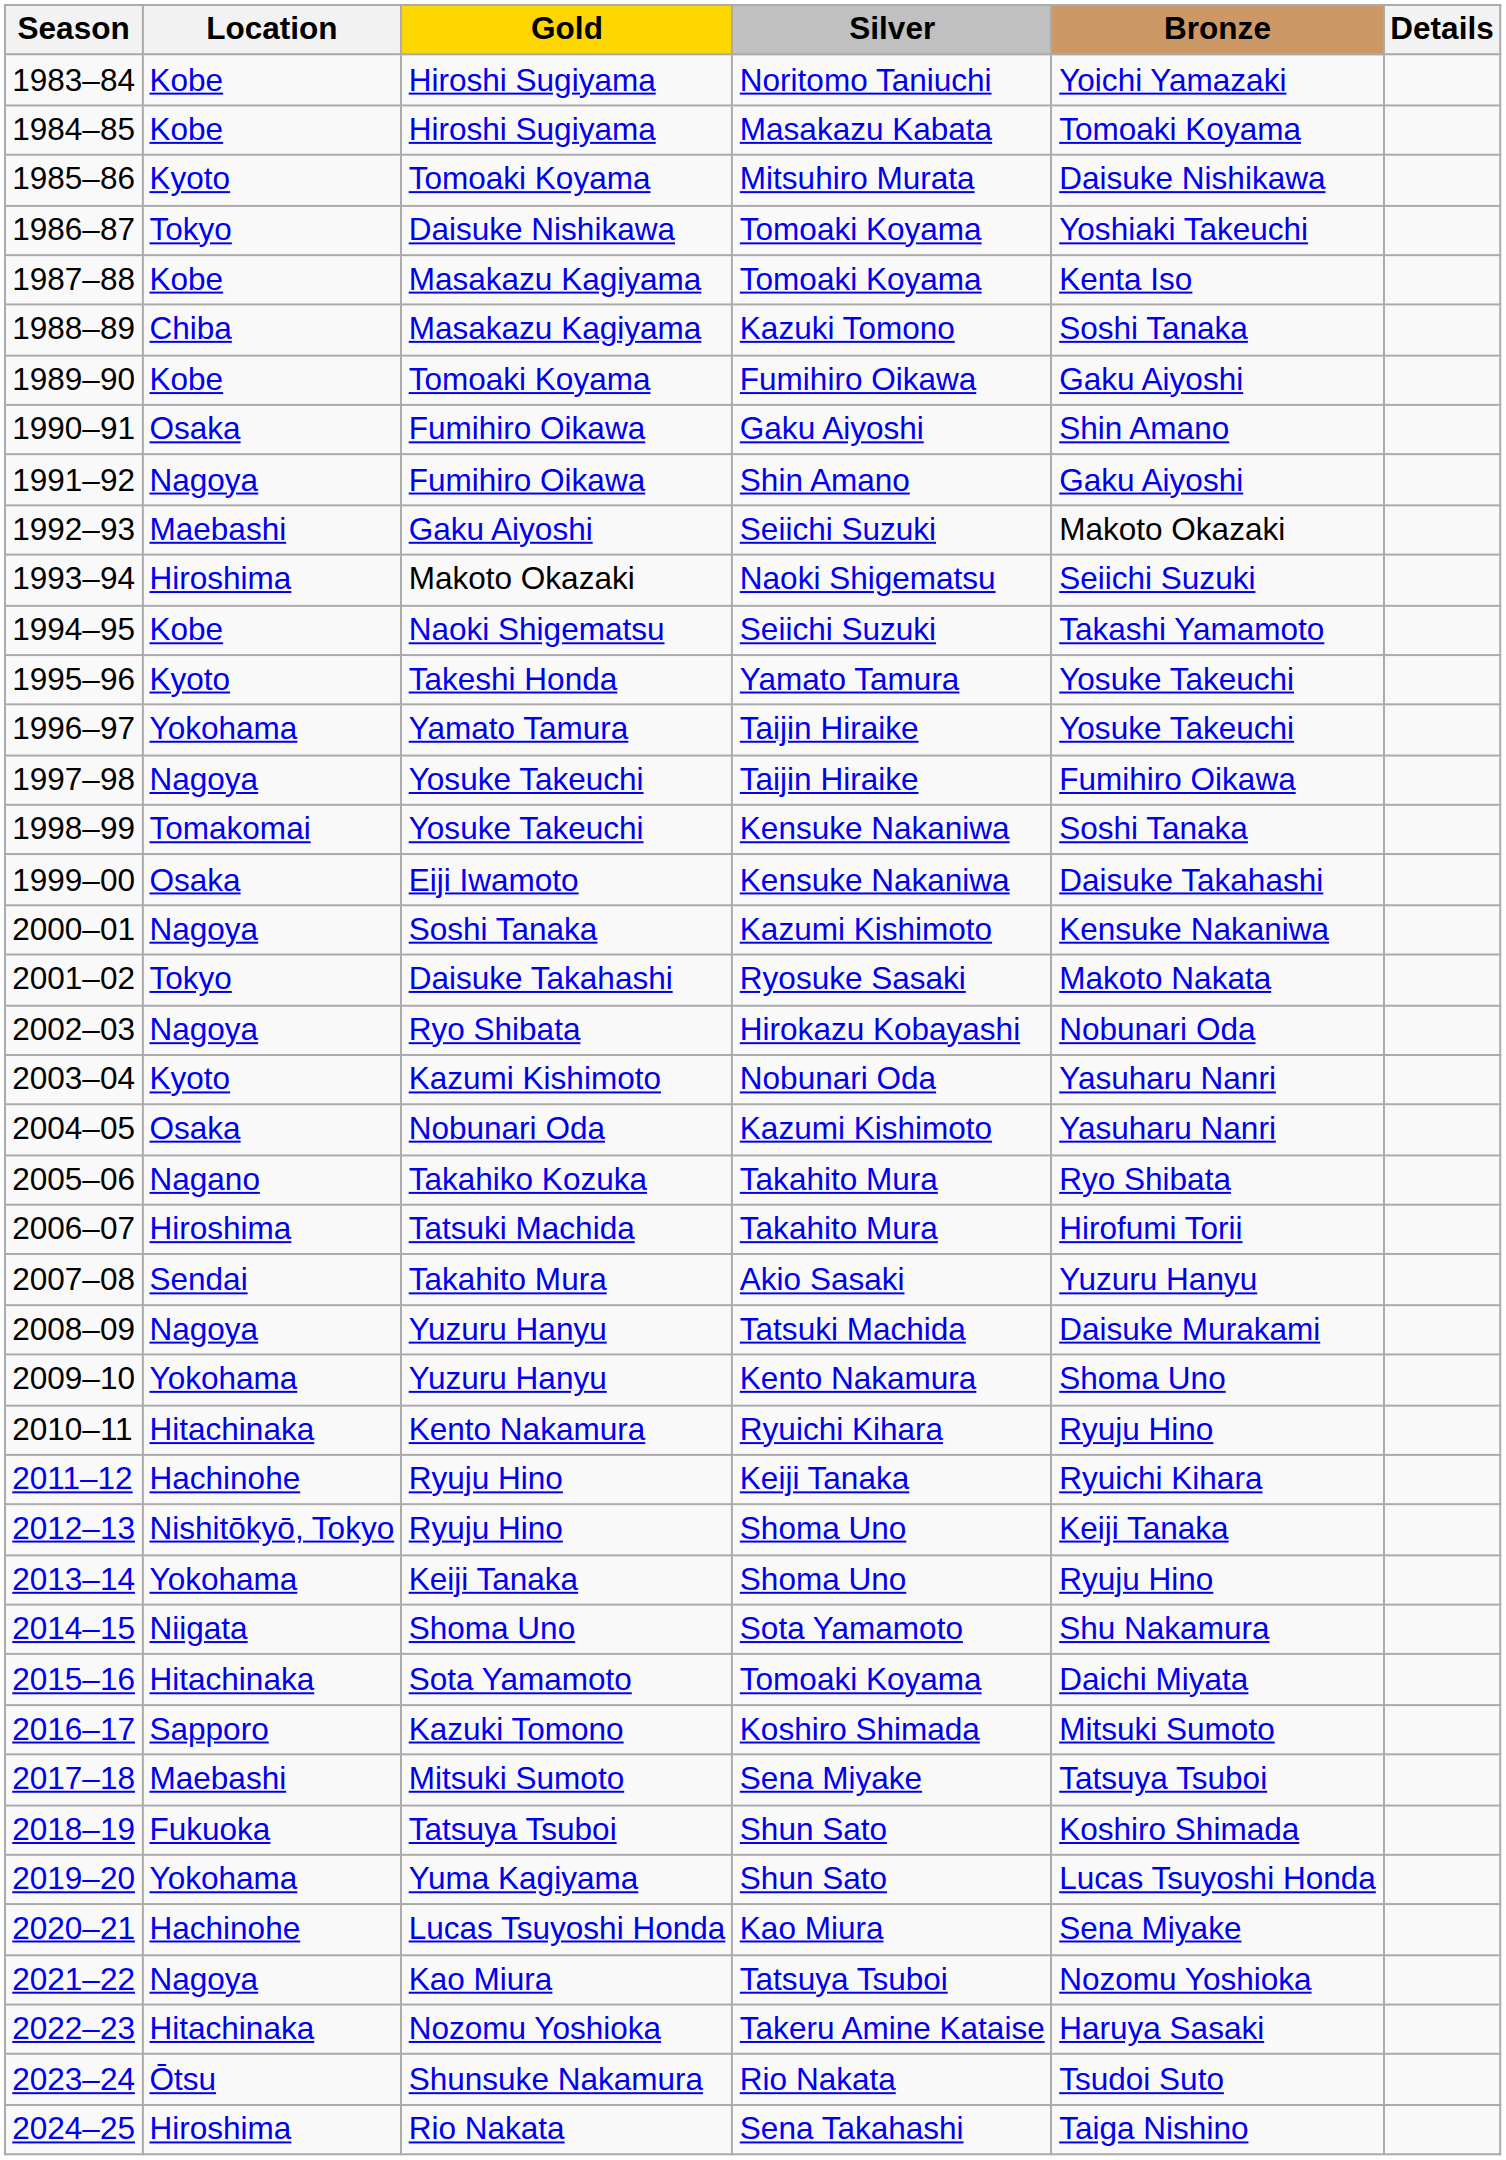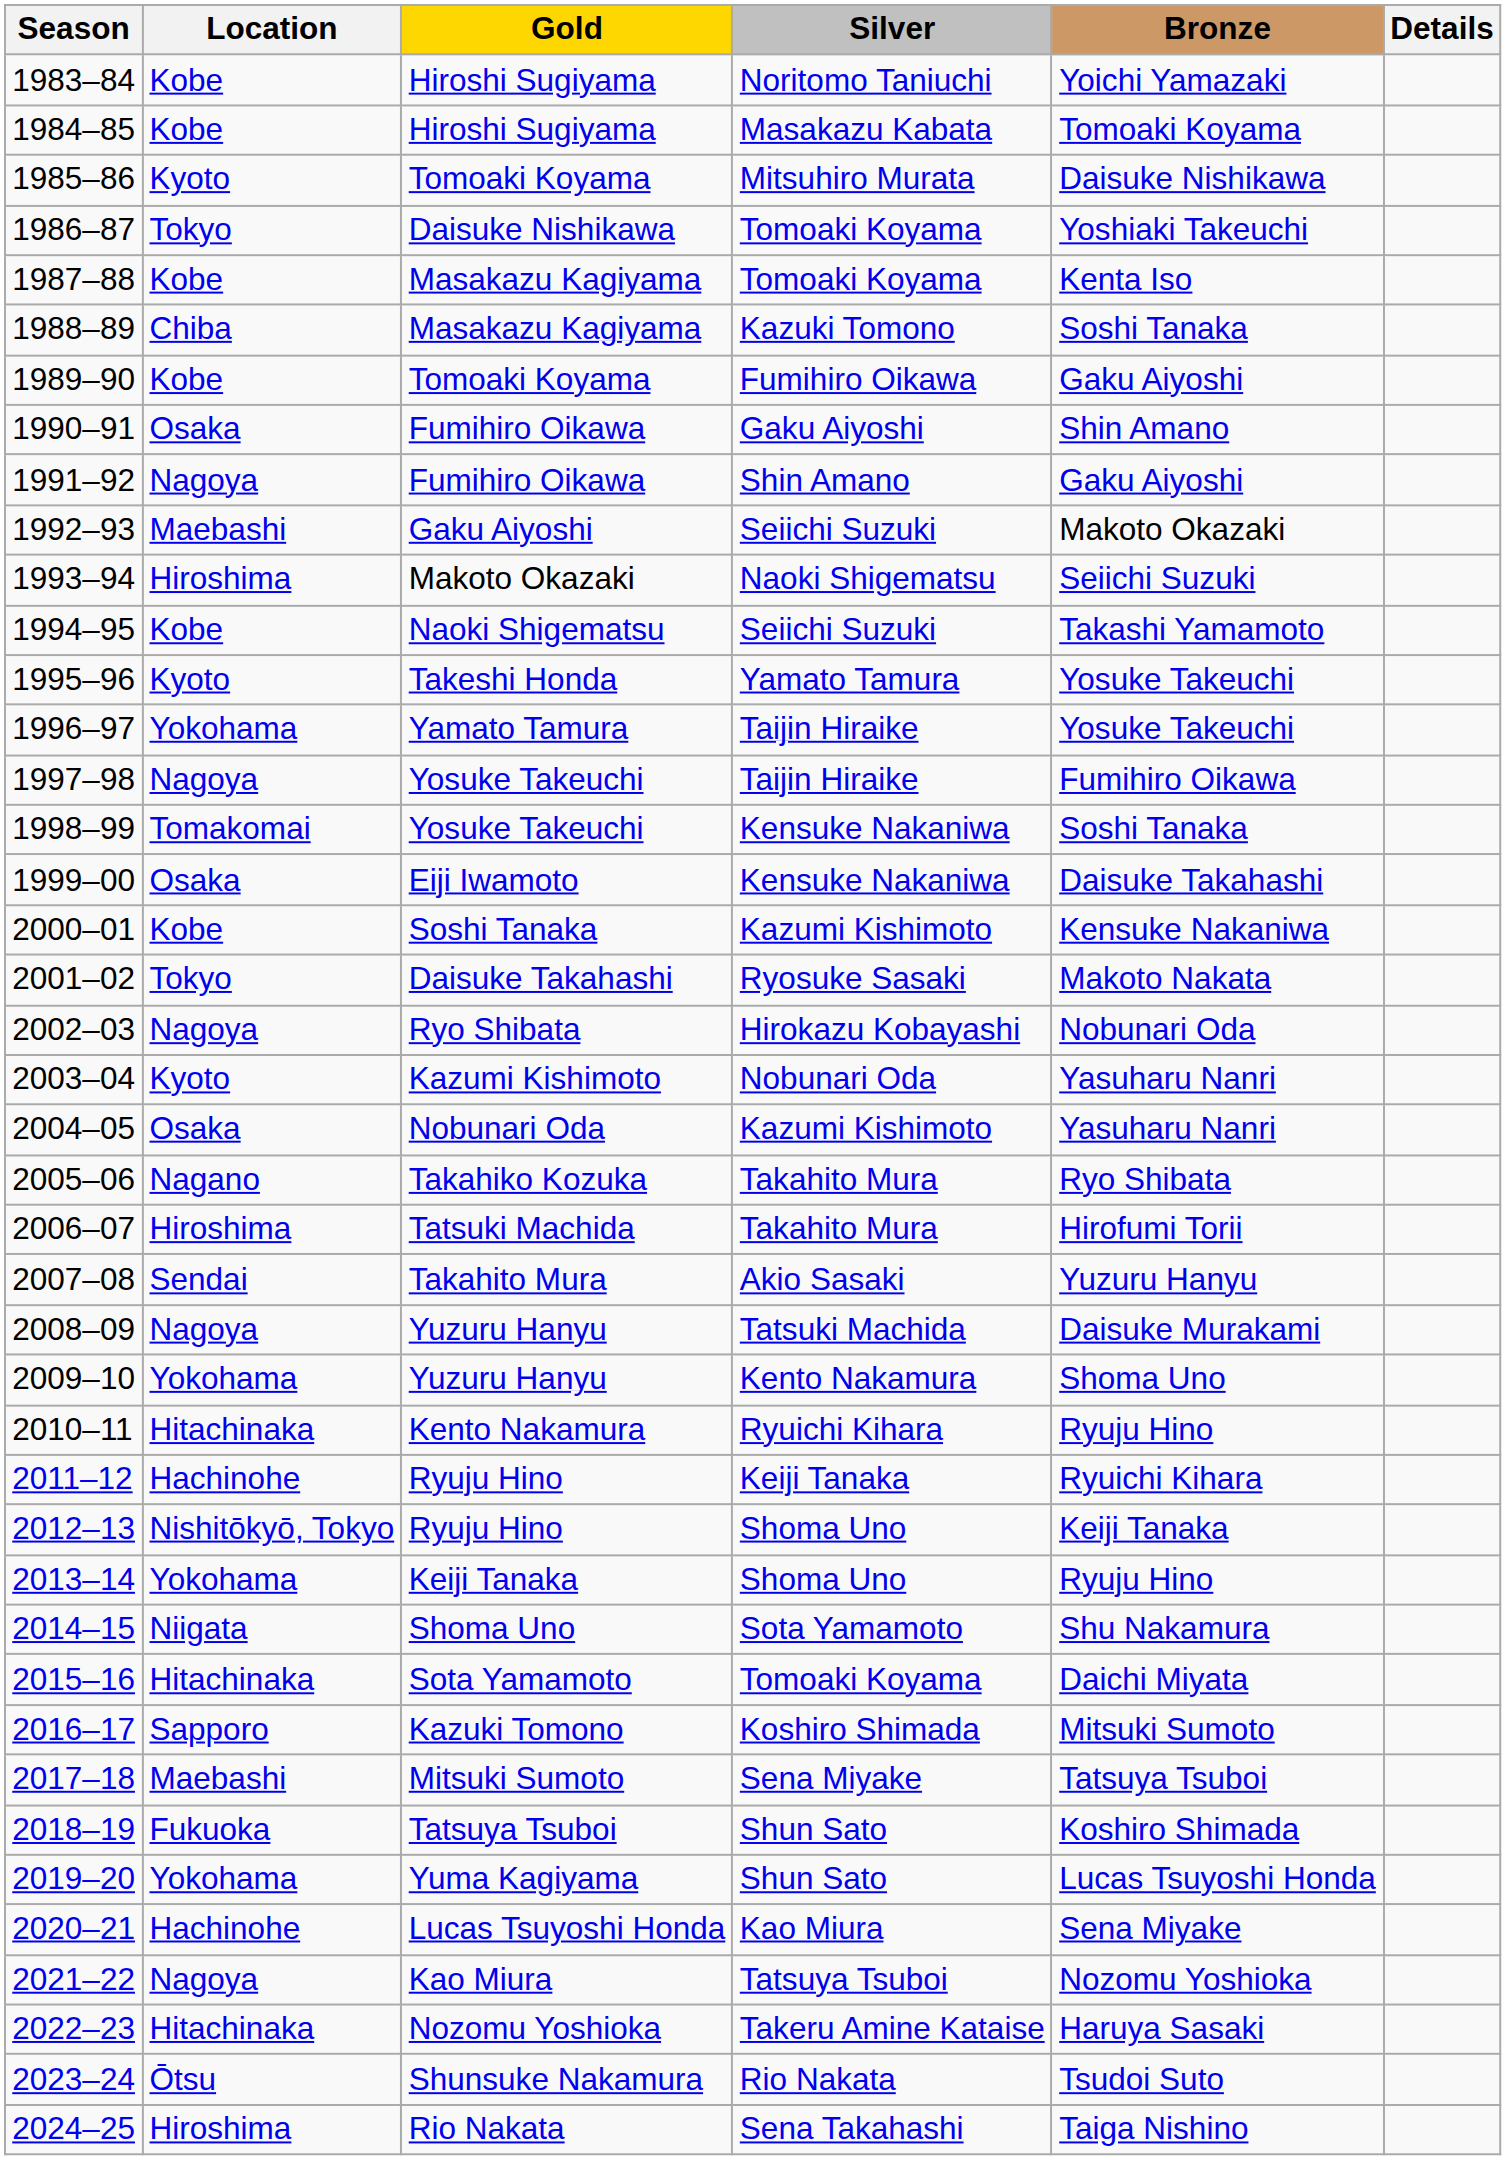(204, 929) Nagoya -> (186, 929) Kobe
